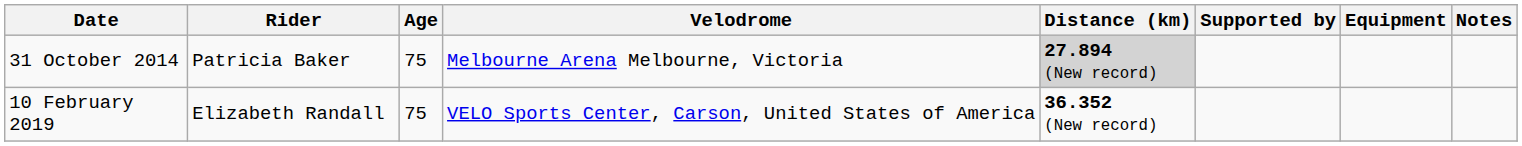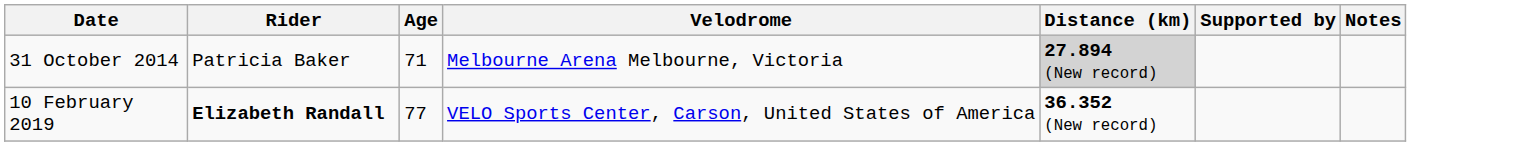- column: (1396, 20)
(415, 62) 75 -> (415, 62) 71
(288, 114) normal -> (288, 114) bold
(415, 114) 75 -> (415, 114) 77
